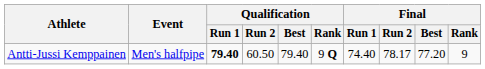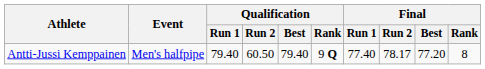(225, 54) bold -> (225, 54) normal
(362, 54) 74.40 -> (362, 54) 77.40
(464, 54) 9 -> (464, 54) 8
